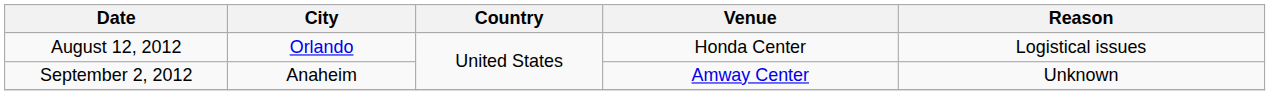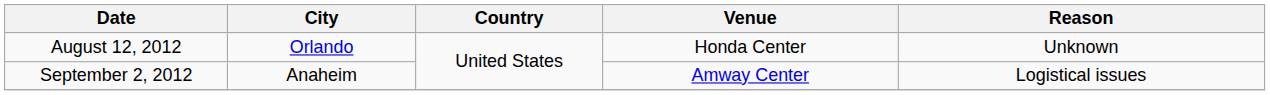(1081, 47) Logistical issues -> (1081, 47) Unknown
(1081, 75) Unknown -> (1081, 75) Logistical issues
